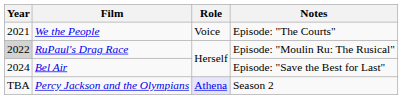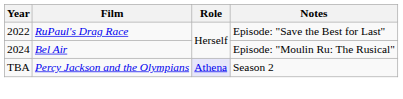- row: (67, 31)
(18, 49) lightgrey background -> (18, 31) no background
(314, 49) Episode: "Moulin Ru: The Rusical" -> (309, 31) Episode: "Save the Best for Last"
(309, 67) Episode: "Save the Best for Last" -> (314, 49) Episode: "Moulin Ru: The Rusical"
